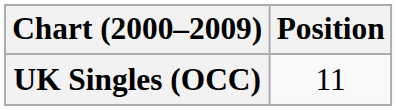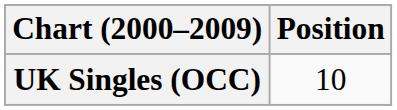(331, 79) 11 -> (331, 79) 10
